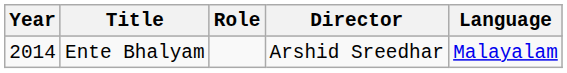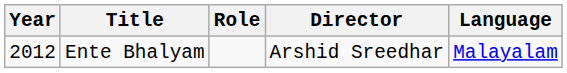(33, 52) 2014 -> (33, 52) 2012
